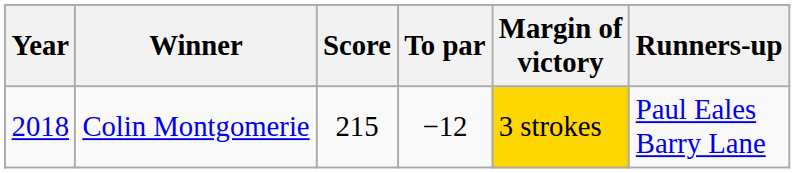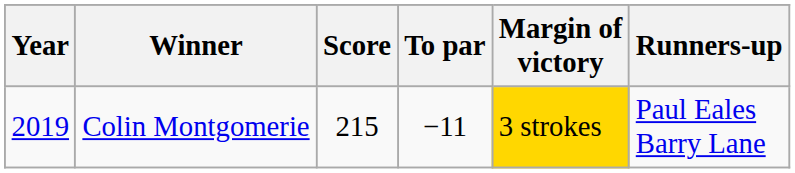(40, 126) 2018 -> (40, 126) 2019
(445, 126) −12 -> (445, 126) −11
